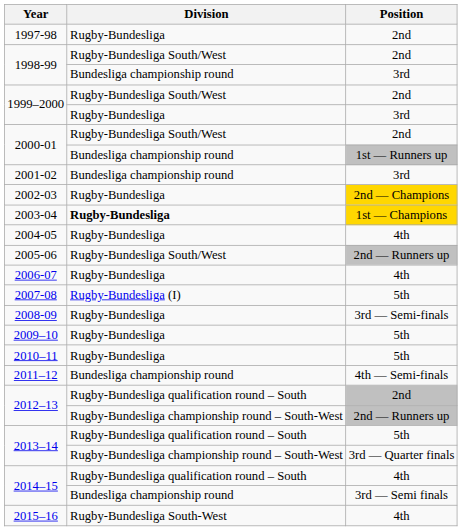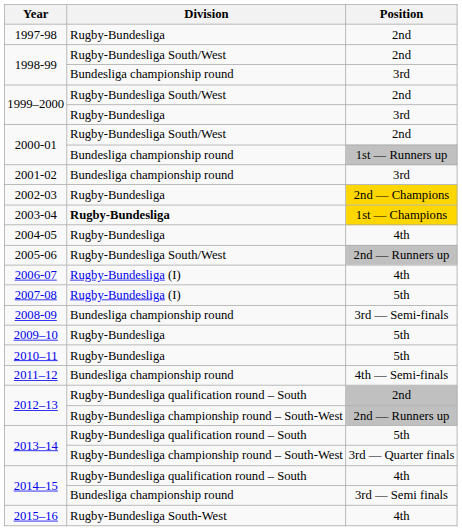(117, 275) Rugby-Bundesliga -> (125, 275) Rugby-Bundesliga (I)
(117, 315) Rugby-Bundesliga -> (152, 315) Bundesliga championship round
